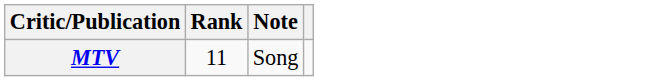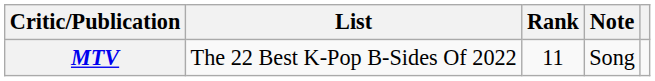+ column: (354, 22)
